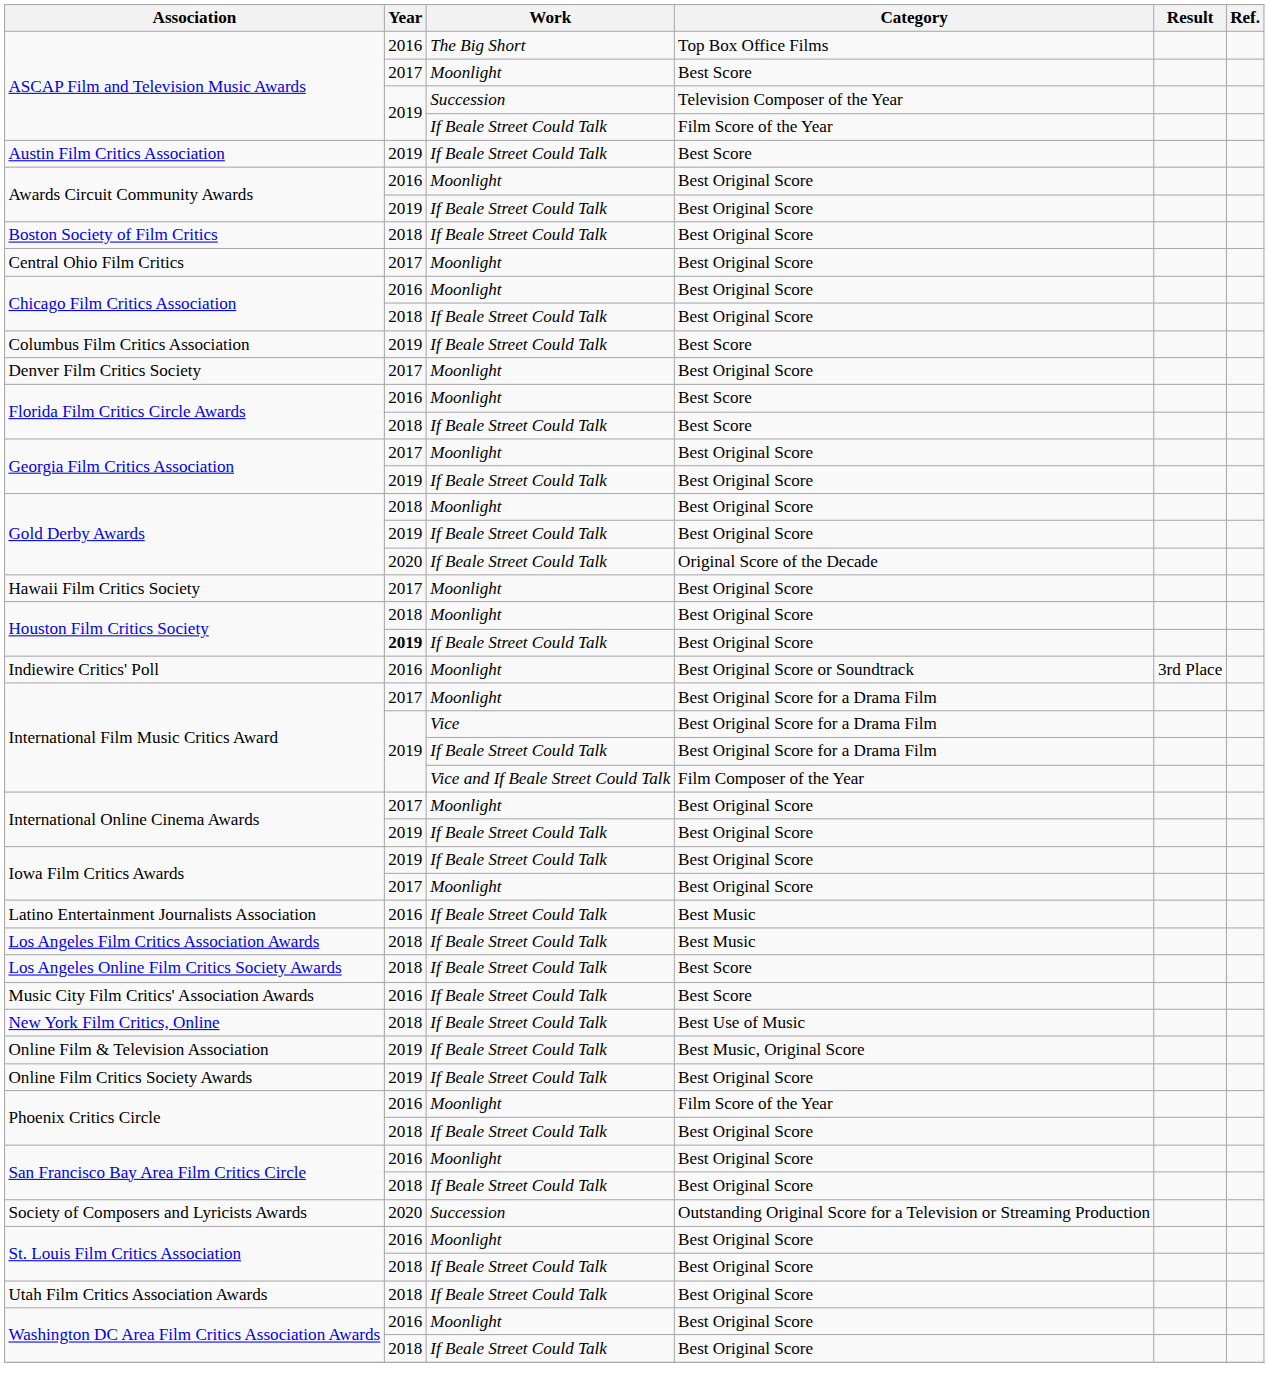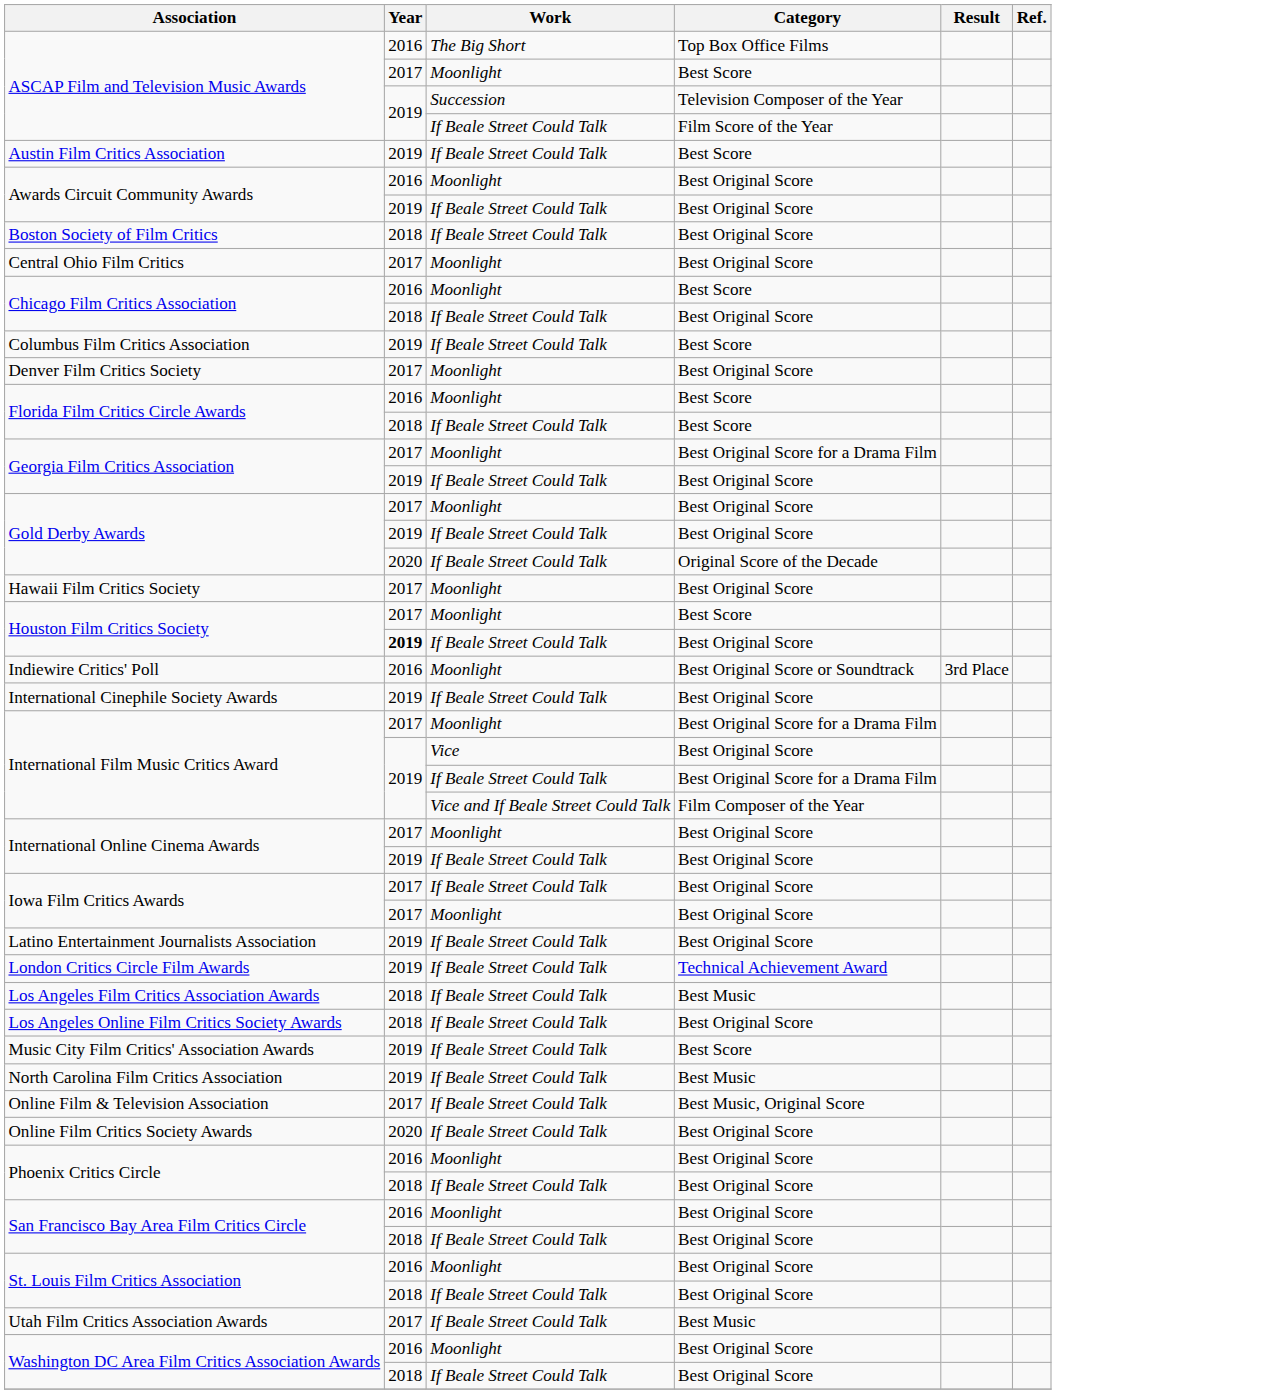(746, 289) Best Original Score -> (715, 289) Best Score
(746, 452) Best Original Score -> (807, 452) Best Original Score for a Drama Film
(405, 506) 2018 -> (405, 506) 2017
(405, 615) 2018 -> (405, 615) 2017
(746, 615) Best Original Score -> (715, 615) Best Score
+ row: (143, 696)
(807, 724) Best Original Score for a Drama Film -> (746, 751) Best Original Score
(405, 859) 2019 -> (405, 886) 2017
(405, 914) 2016 -> (405, 941) 2019
(717, 914) Best Music -> (746, 941) Best Original Score
+ row: (129, 968)
(715, 968) Best Score -> (746, 1022) Best Original Score
(405, 995) 2016 -> (405, 1049) 2019
- row: (114, 1022)
+ row: (145, 1076)
(405, 1049) 2019 -> (405, 1104) 2017
(405, 1076) 2019 -> (405, 1131) 2020
(755, 1104) Film Score of the Year -> (746, 1158) Best Original Score
- row: (158, 1212)
(405, 1294) 2018 -> (405, 1321) 2017
(746, 1294) Best Original Score -> (717, 1321) Best Music
